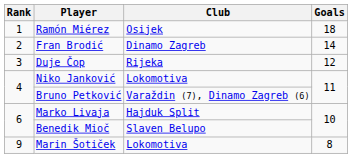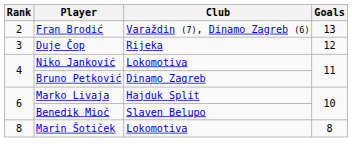- row: (73, 29)
(166, 46) Dinamo Zagreb -> (218, 29) Varaždin (7), Dinamo Zagreb (6)
(330, 46) 14 -> (330, 29) 13
(218, 95) Varaždin (7), Dinamo Zagreb (6) -> (166, 79) Dinamo Zagreb
(19, 145) 9 -> (19, 128) 8
